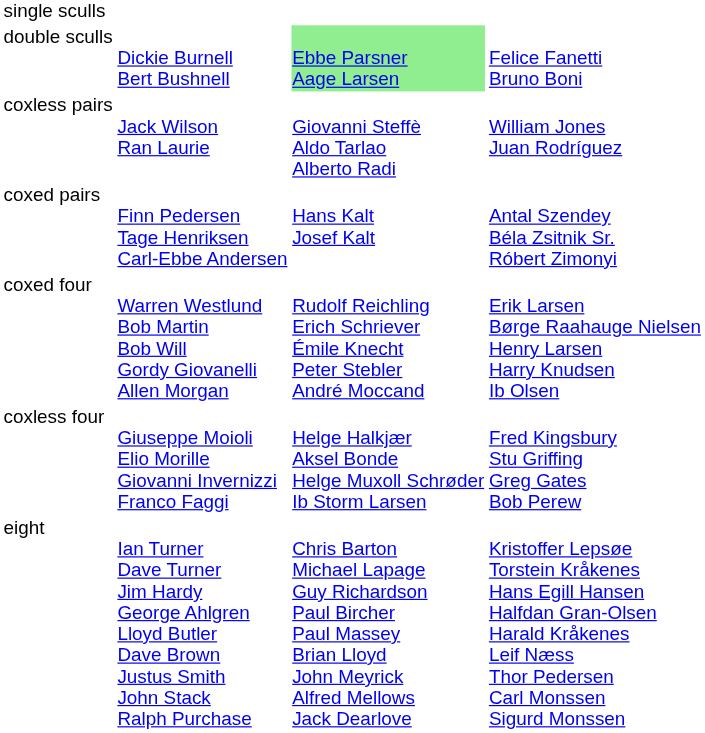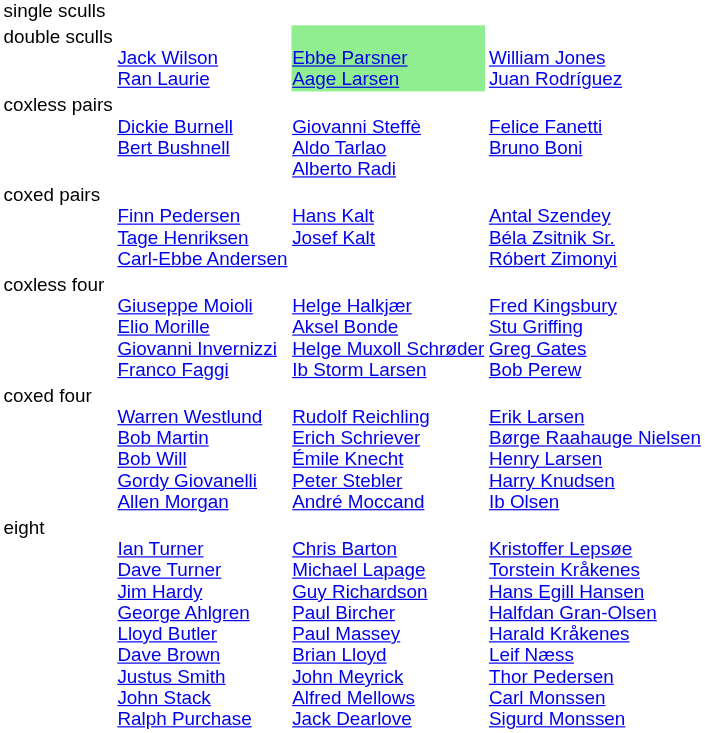(175, 68) Dickie Burnell Bert Bushnell -> (168, 68) Jack Wilson Ran Laurie
(546, 68) Felice Fanetti Bruno Boni -> (556, 68) William Jones Juan Rodríguez
(168, 137) Jack Wilson Ran Laurie -> (175, 137) Dickie Burnell Bert Bushnell
(556, 137) William Jones Juan Rodríguez -> (546, 137) Felice Fanetti Bruno Boni
rows swapped: (54, 416) <-> (48, 284)
